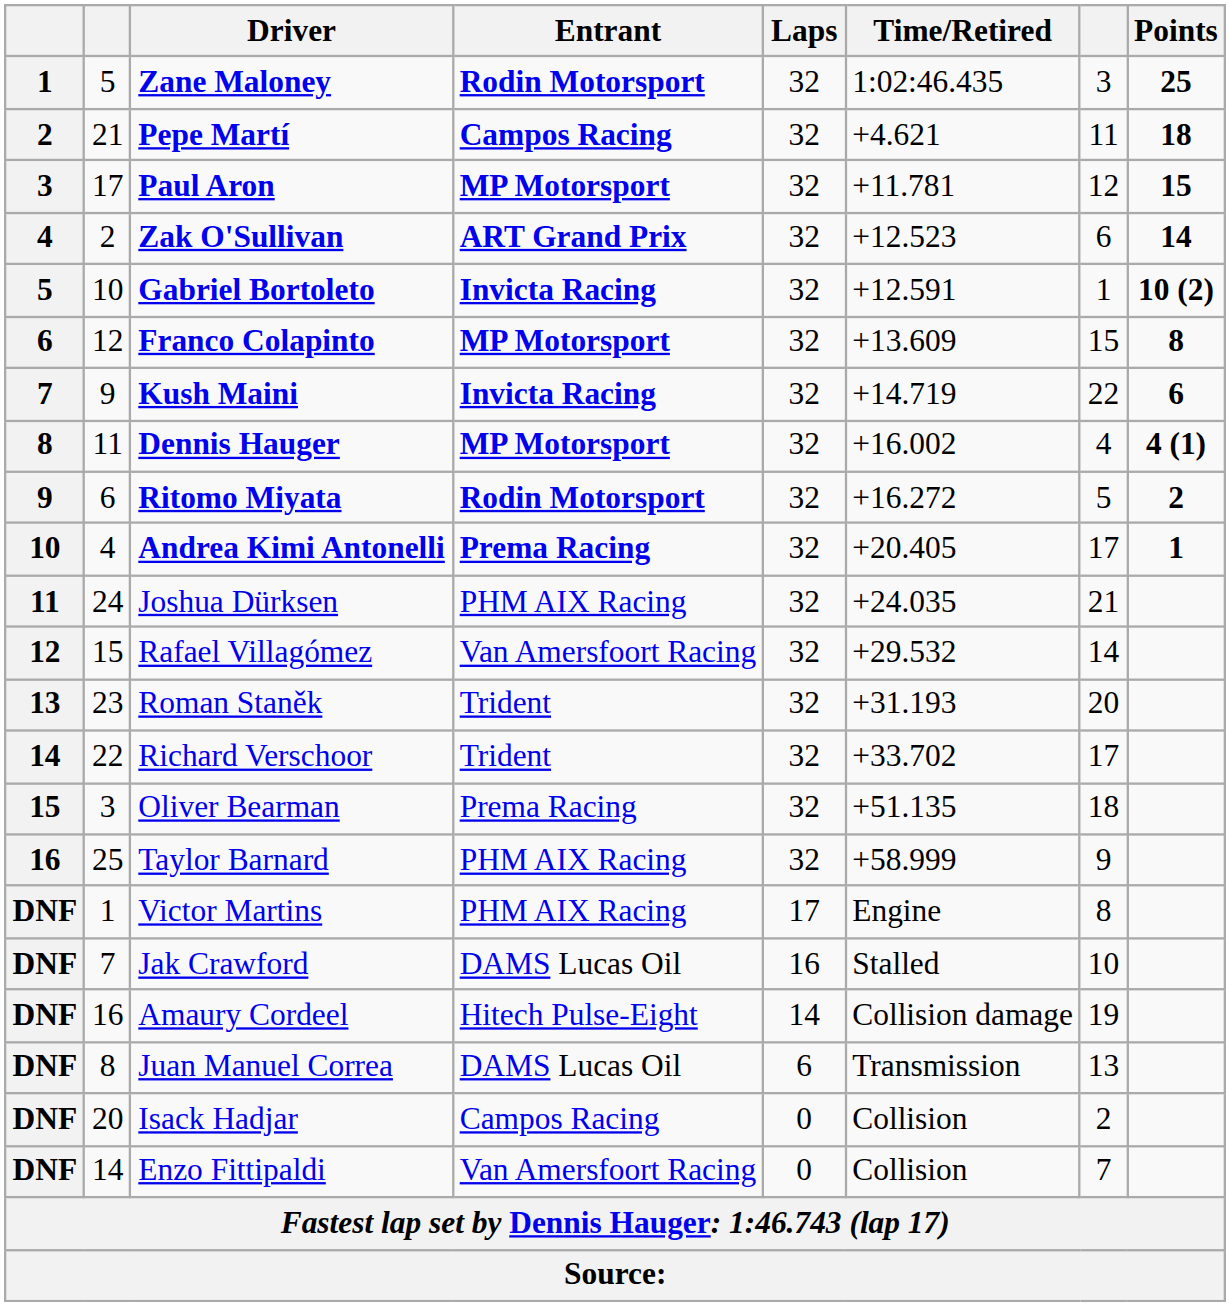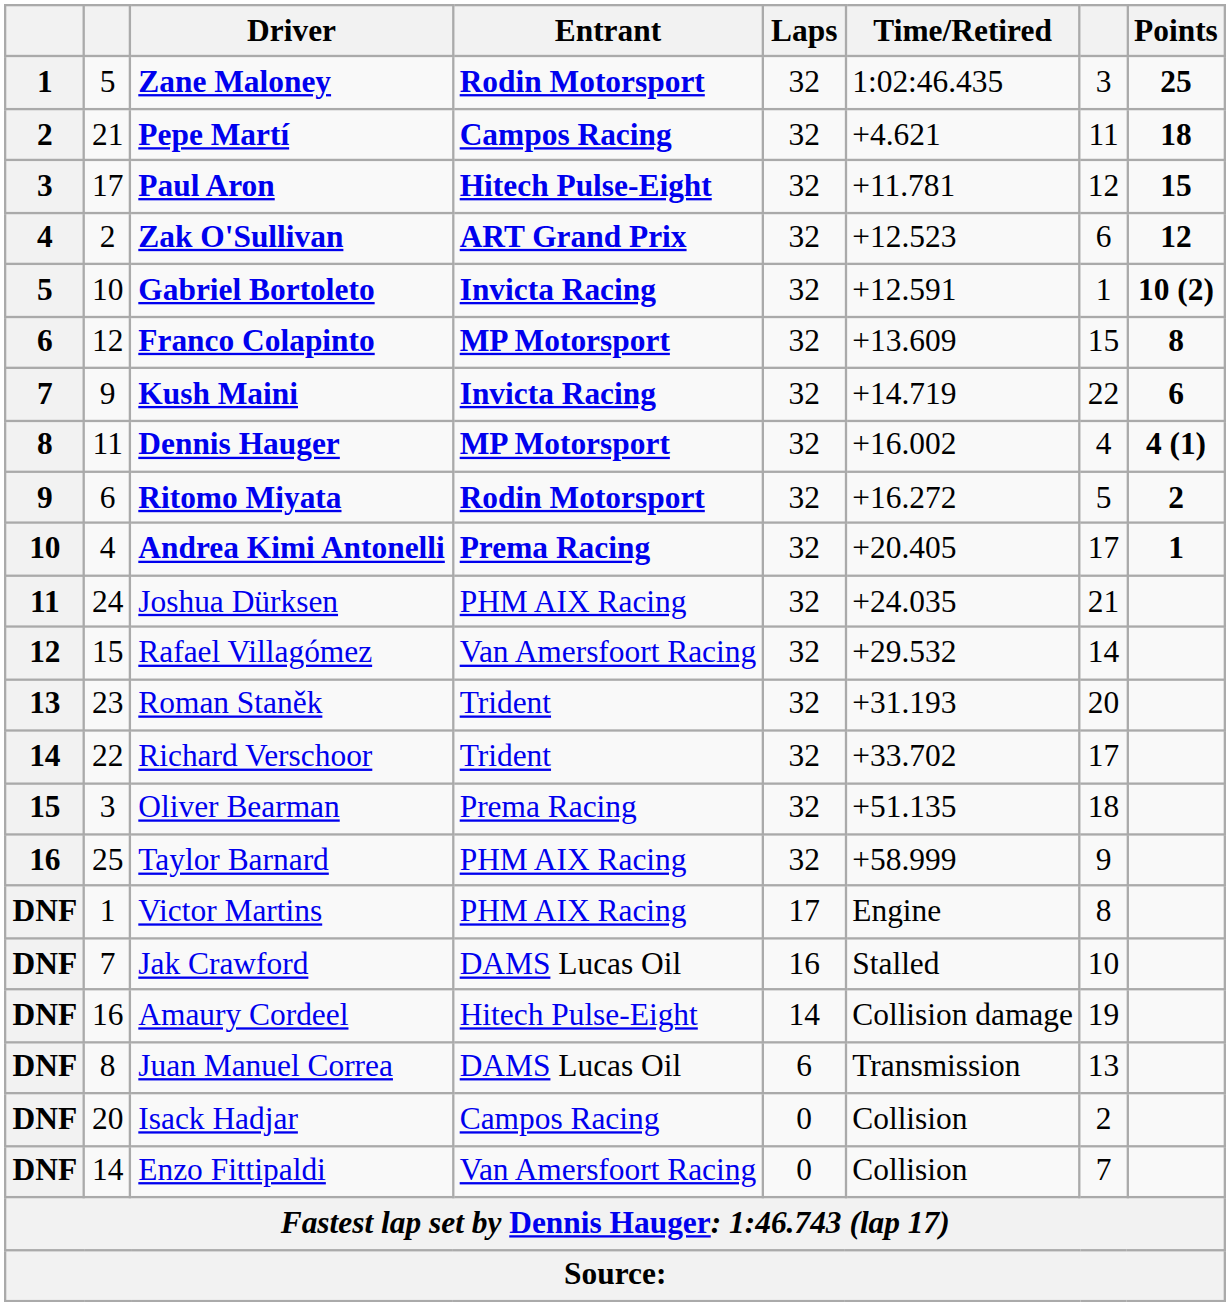(565, 185) MP Motorsport -> (586, 185) Hitech Pulse-Eight
(1176, 237) 14 -> (1176, 237) 12
